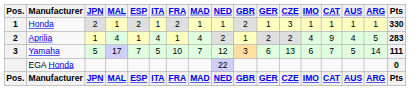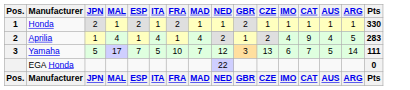- column: (268, 11)
(290, 24) 3 -> (268, 24) 1
